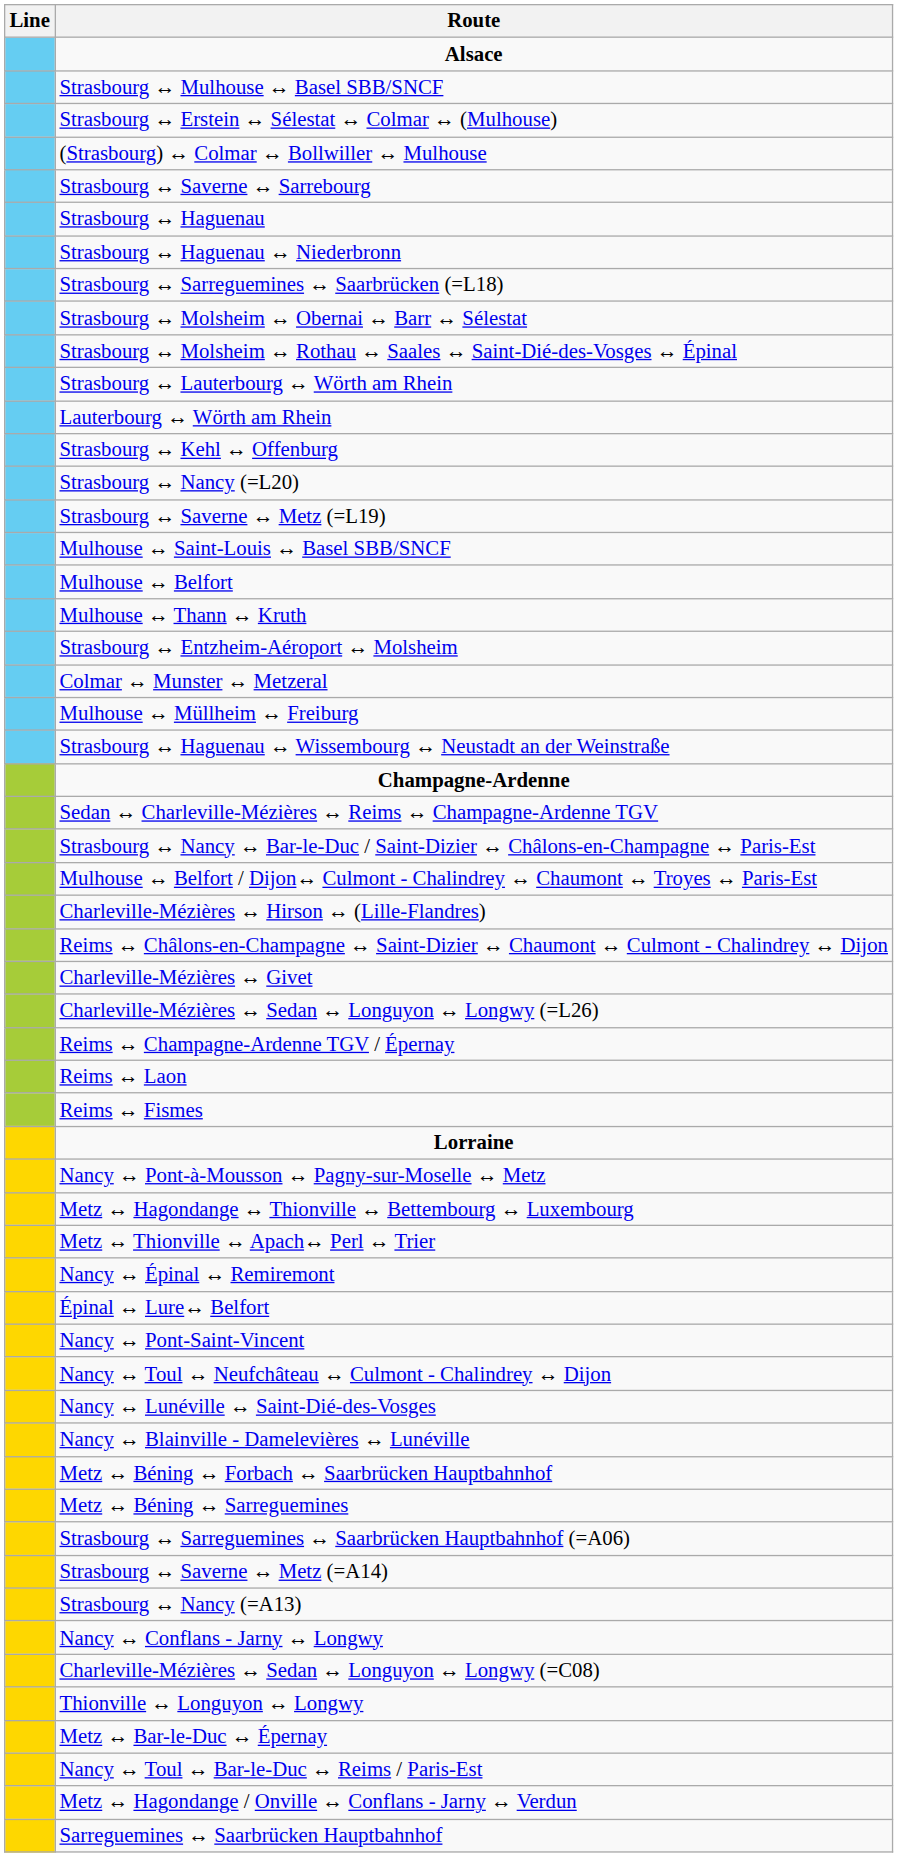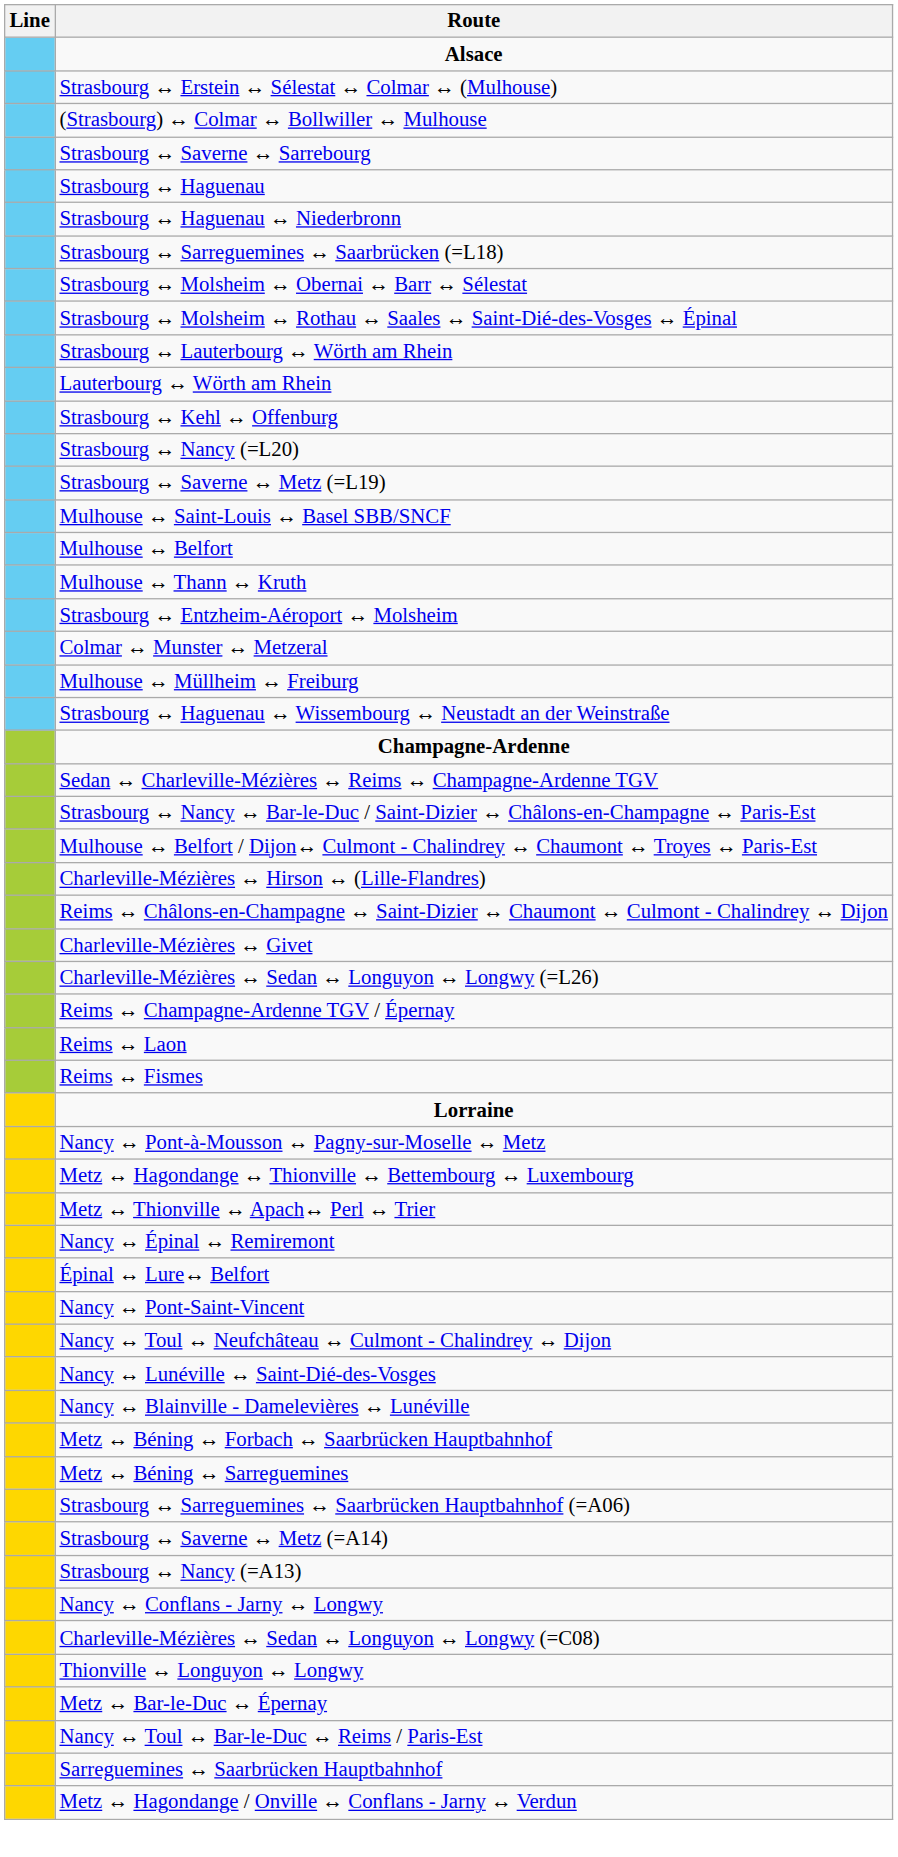- row: (251, 86)
rows swapped: (318, 1802) <-> (251, 1835)
